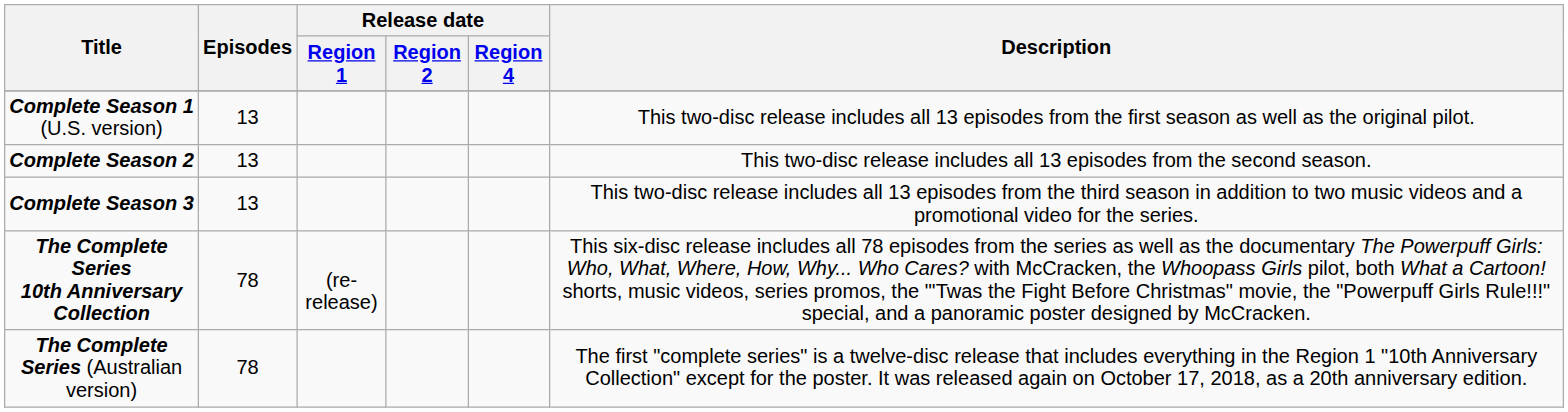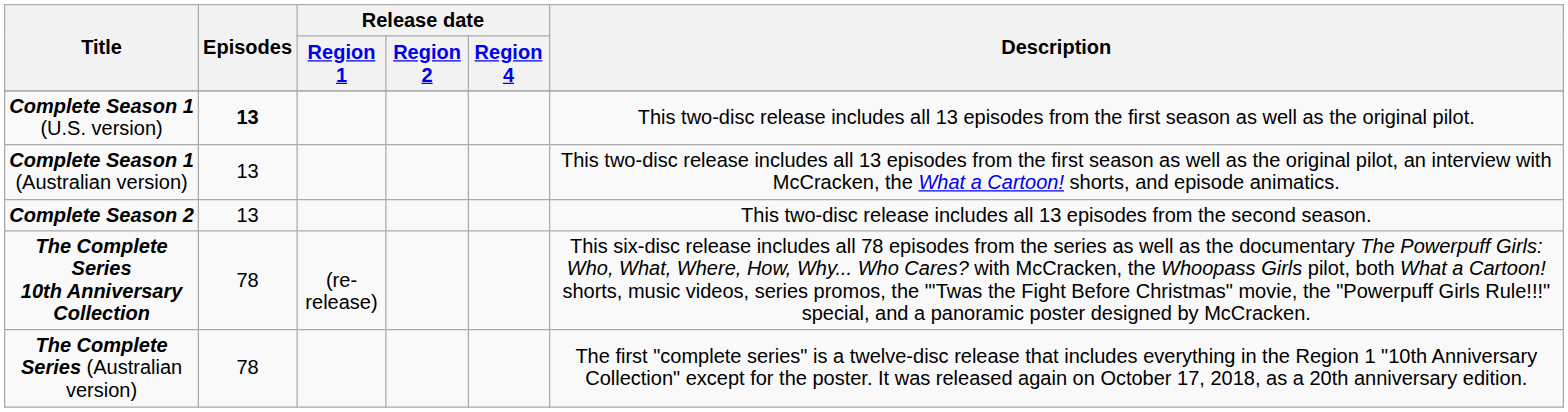(248, 117) normal -> (248, 117) bold
+ row: (102, 171)
- row: (102, 203)
